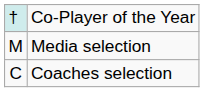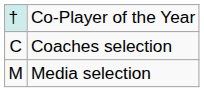rows swapped: (101, 73) <-> (91, 45)
